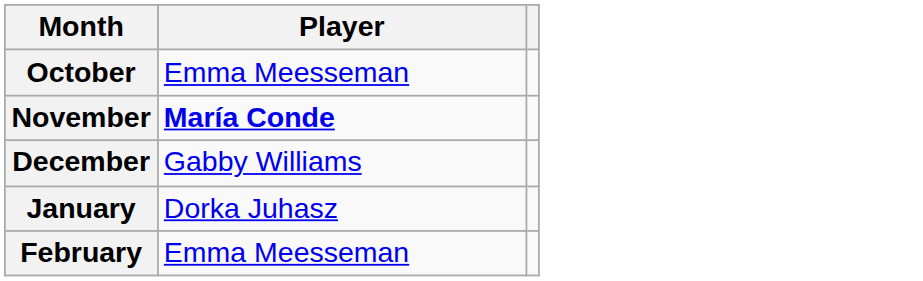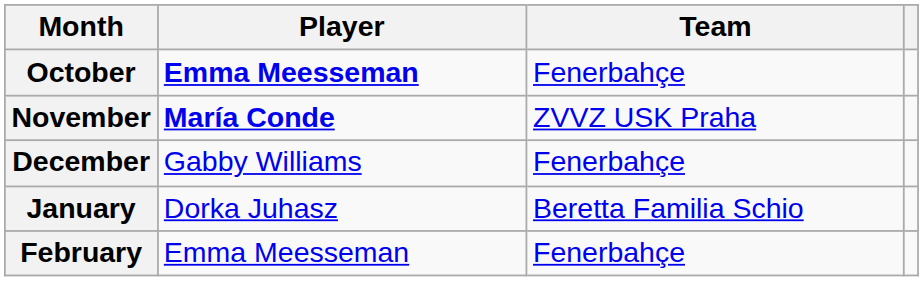+ column: (715, 27)
(287, 72) normal -> (291, 72) bold
